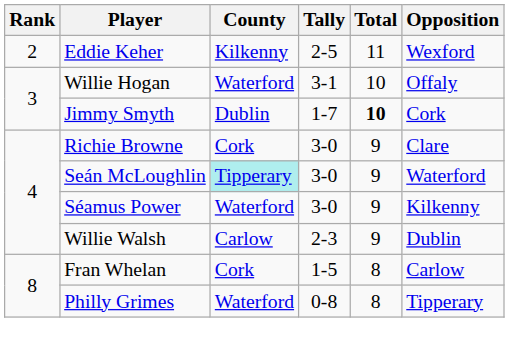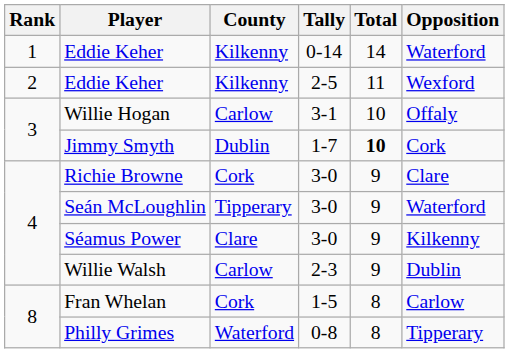+ row: (114, 51)
(254, 82) Waterford -> (244, 113) Carlow
(253, 176) paleturquoise background -> (253, 207) no background
(254, 207) Waterford -> (236, 238) Clare
